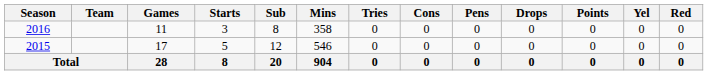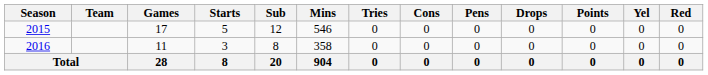rows swapped: (38, 45) <-> (38, 29)
